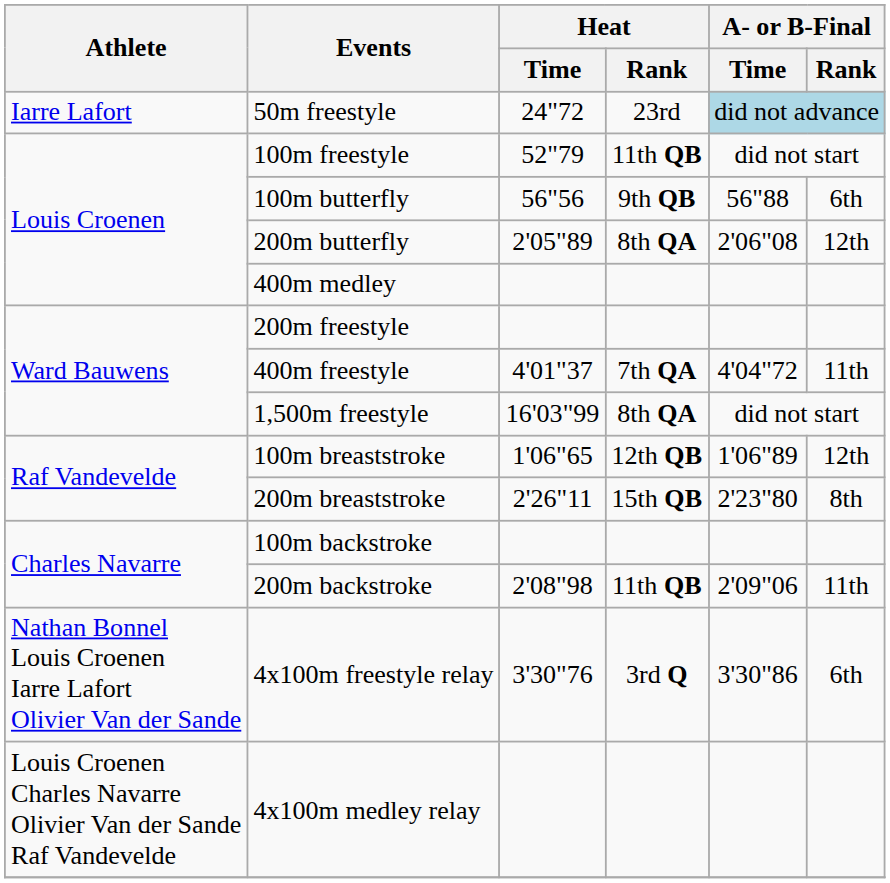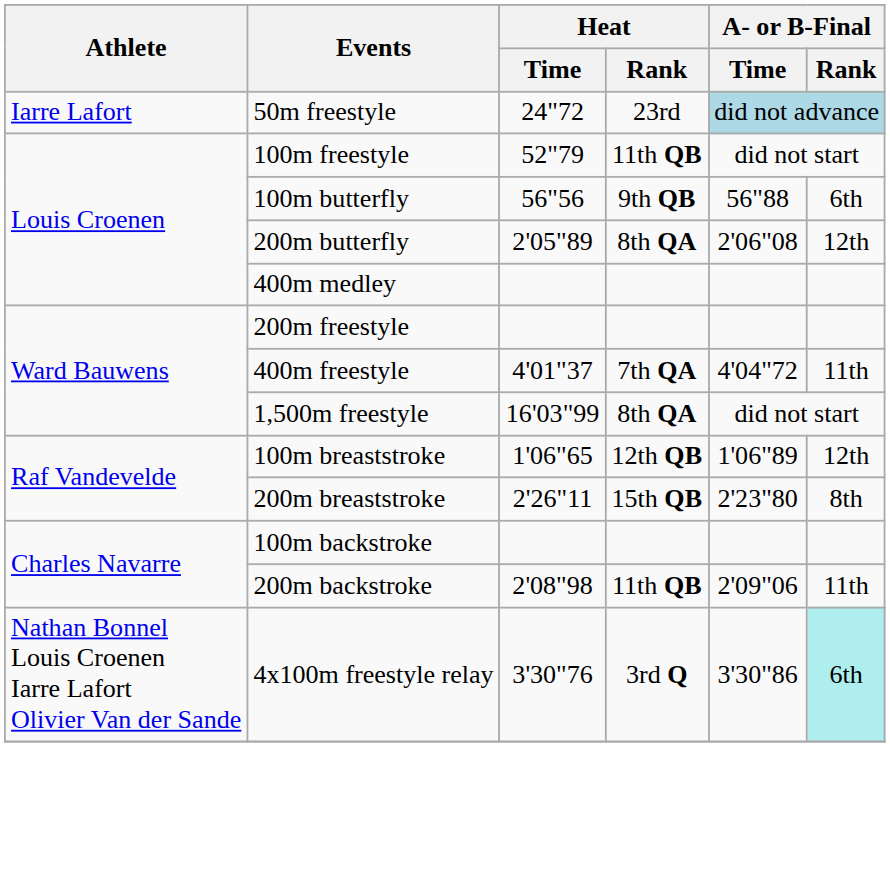(846, 674) no background -> (846, 674) paleturquoise background
- row: (367, 809)
